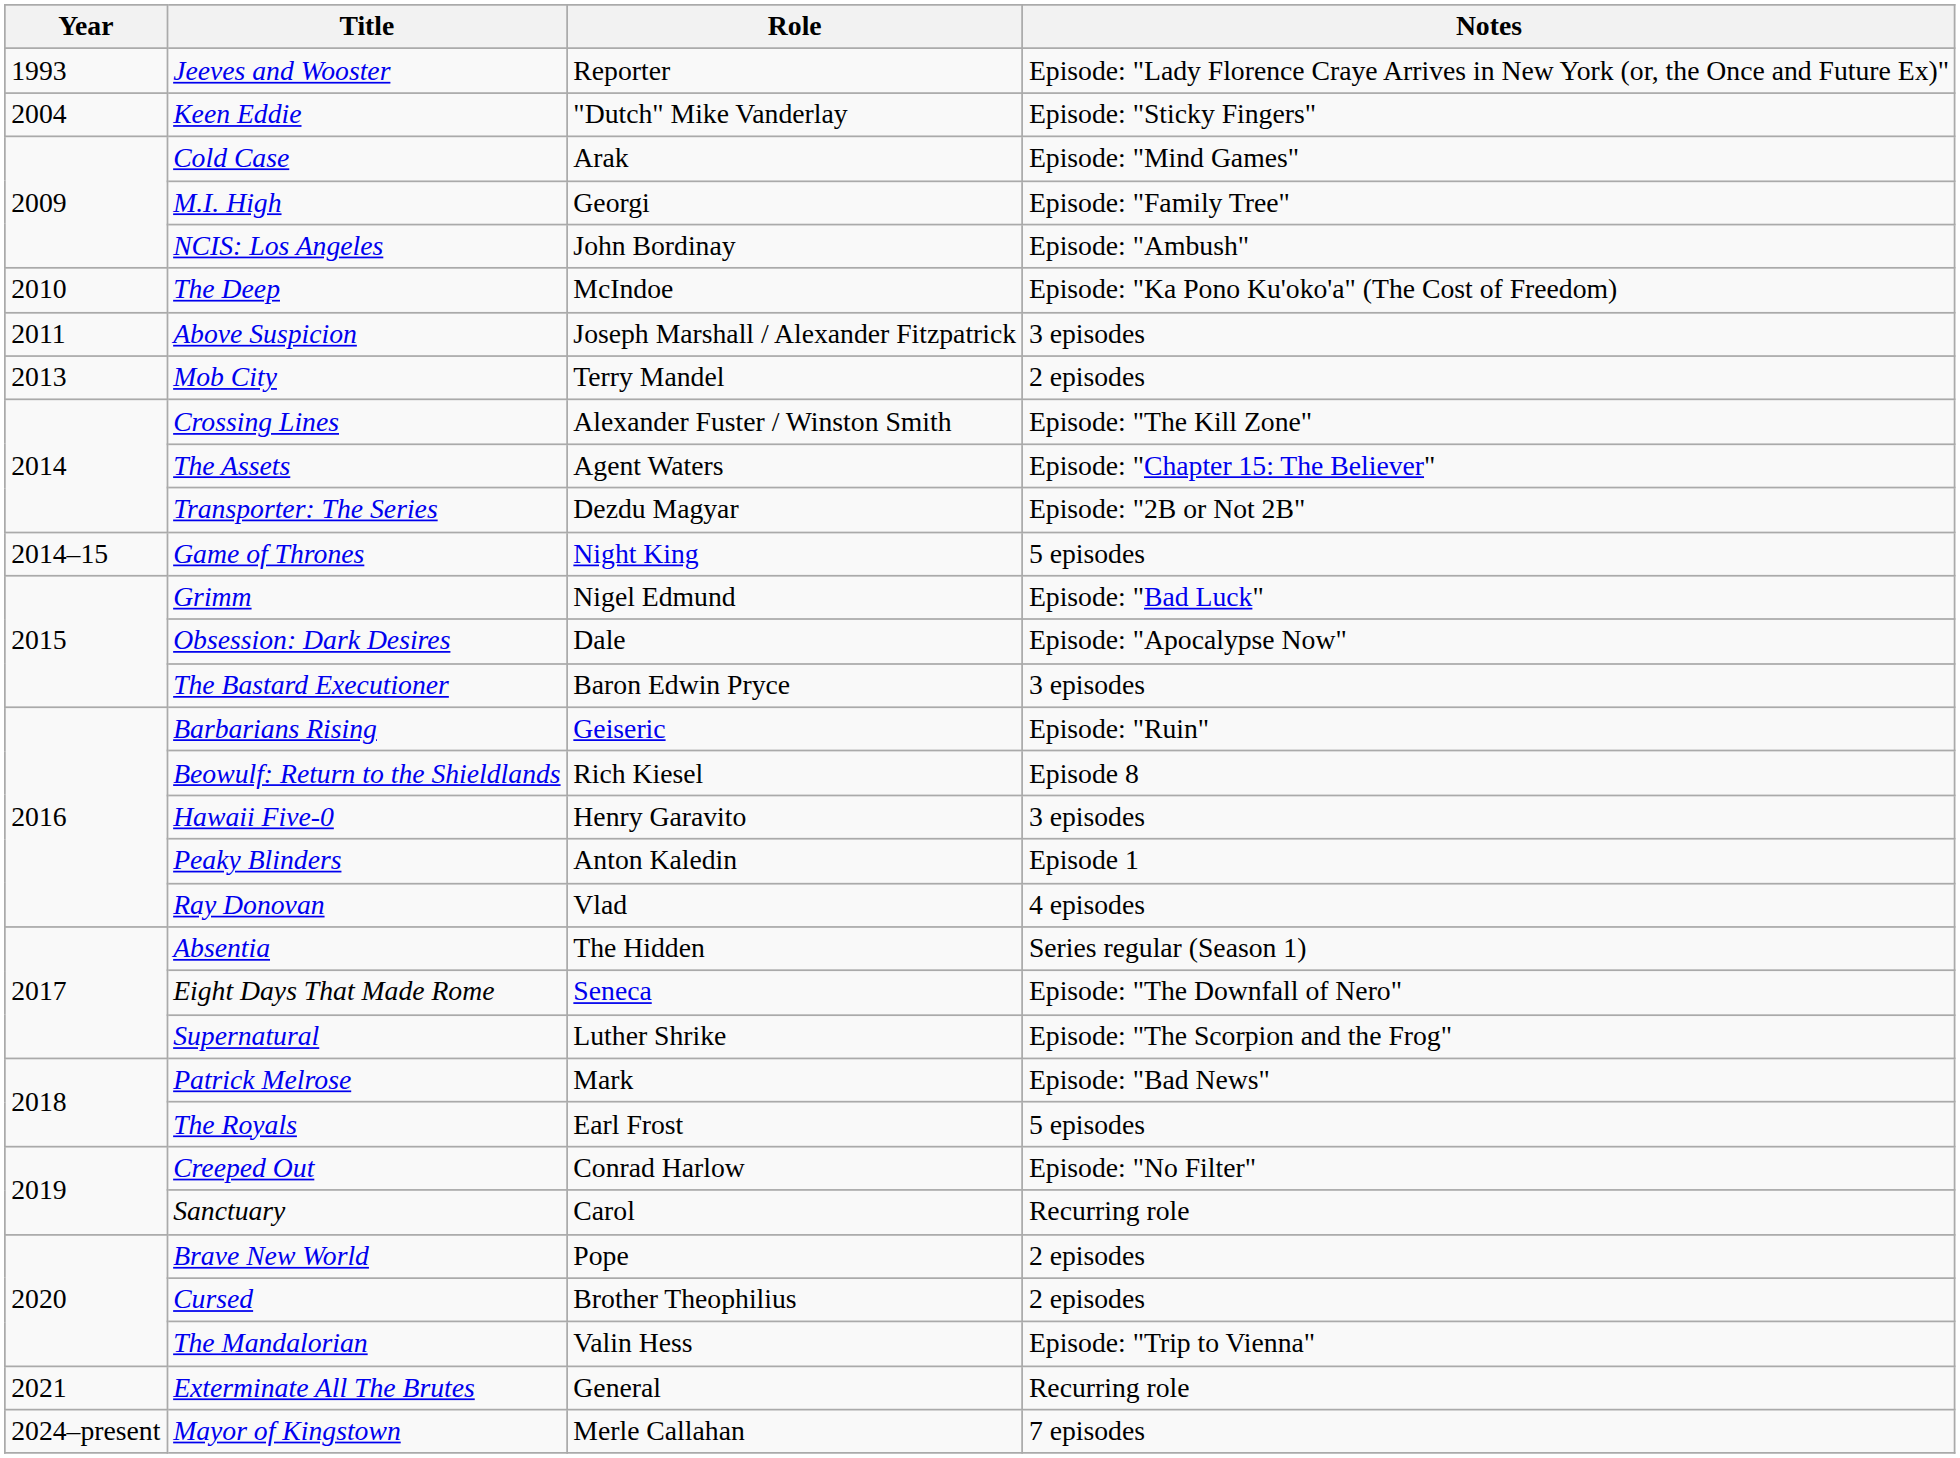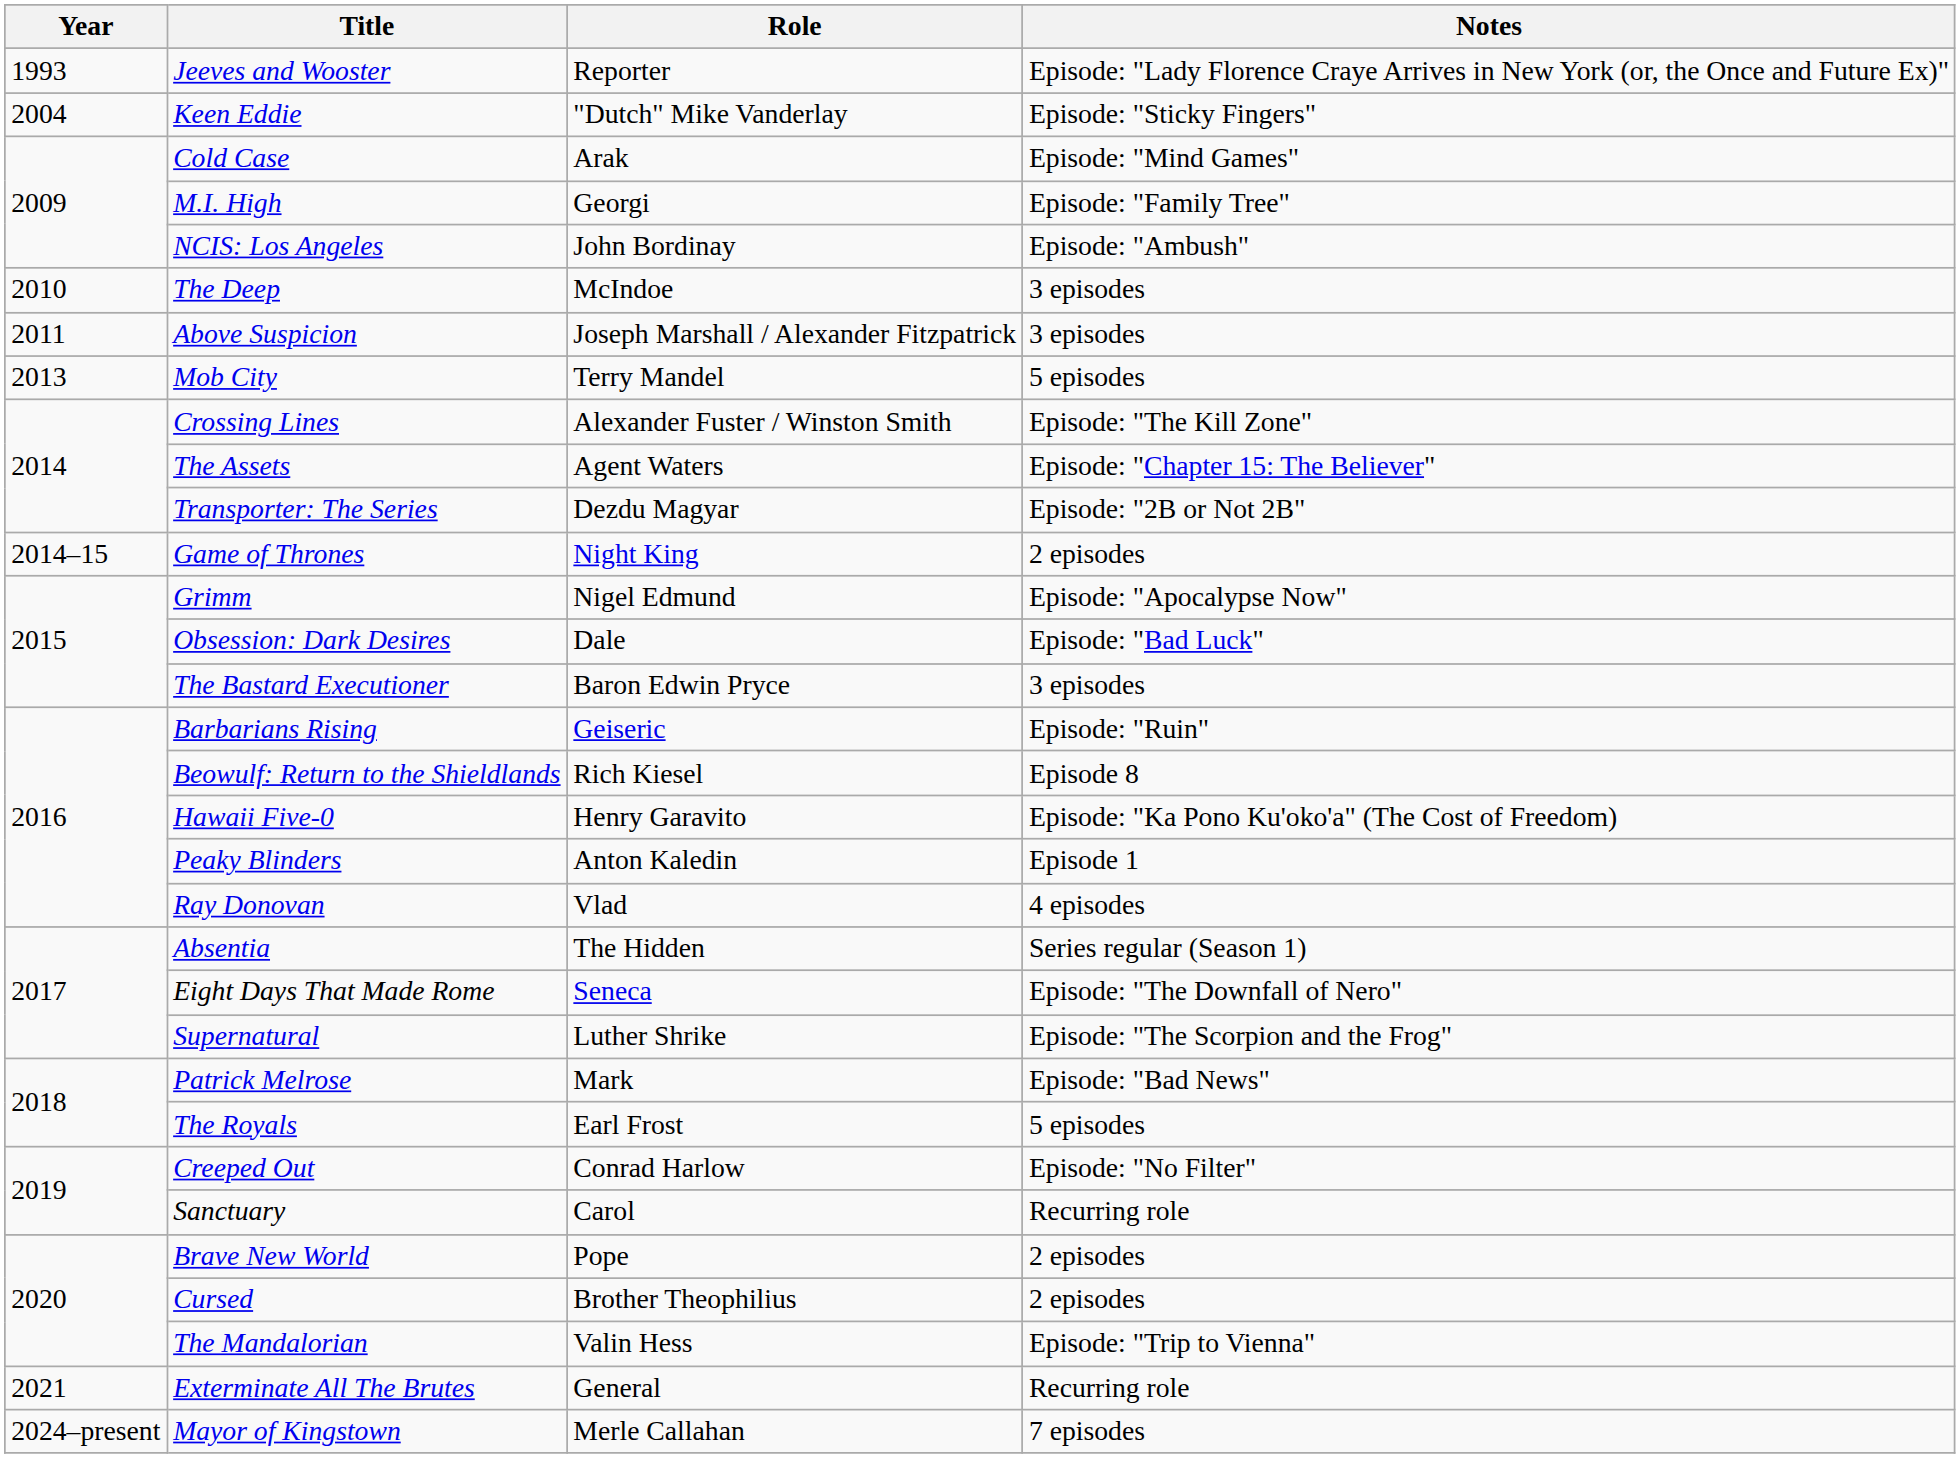(1323, 289) Episode: "Ka Pono Ku'oko'a" (The Cost of Freedom) -> (1087, 289) 3 episodes
(1087, 377) 2 episodes -> (1087, 377) 5 episodes
(1087, 553) 5 episodes -> (1087, 553) 2 episodes
(1146, 597) Episode: "Bad Luck" -> (1188, 597) Episode: "Apocalypse Now"
(1188, 641) Episode: "Apocalypse Now" -> (1146, 641) Episode: "Bad Luck"
(1087, 816) 3 episodes -> (1323, 816) Episode: "Ka Pono Ku'oko'a" (The Cost of Freedom)
